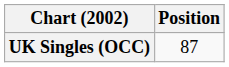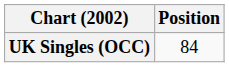(189, 47) 87 -> (189, 47) 84
